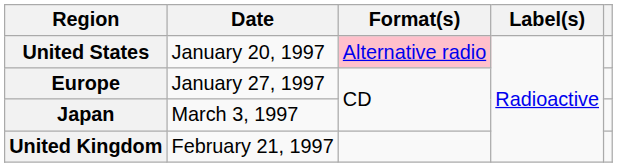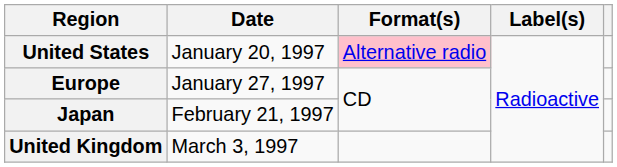(235, 114) March 3, 1997 -> (253, 114) February 21, 1997
(253, 146) February 21, 1997 -> (235, 146) March 3, 1997
